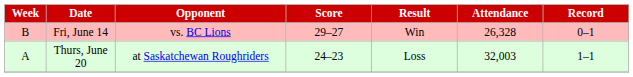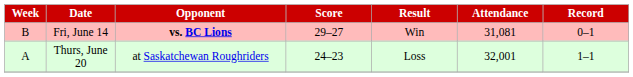(201, 31) normal -> (201, 31) bold
(500, 31) 26,328 -> (500, 31) 31,081
(500, 56) 32,003 -> (500, 56) 32,001
